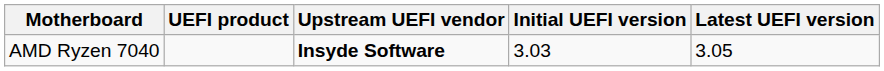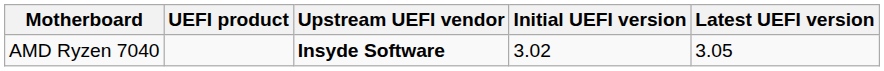(532, 50) 3.03 -> (532, 50) 3.02
